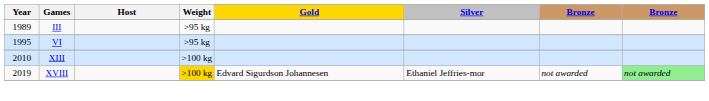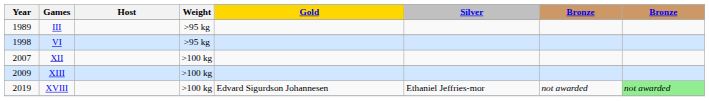(22, 42) 1995 -> (22, 42) 1998
+ row: (57, 58)
(22, 58) 2010 -> (22, 73) 2009
(197, 73) gold background -> (197, 88) no background
